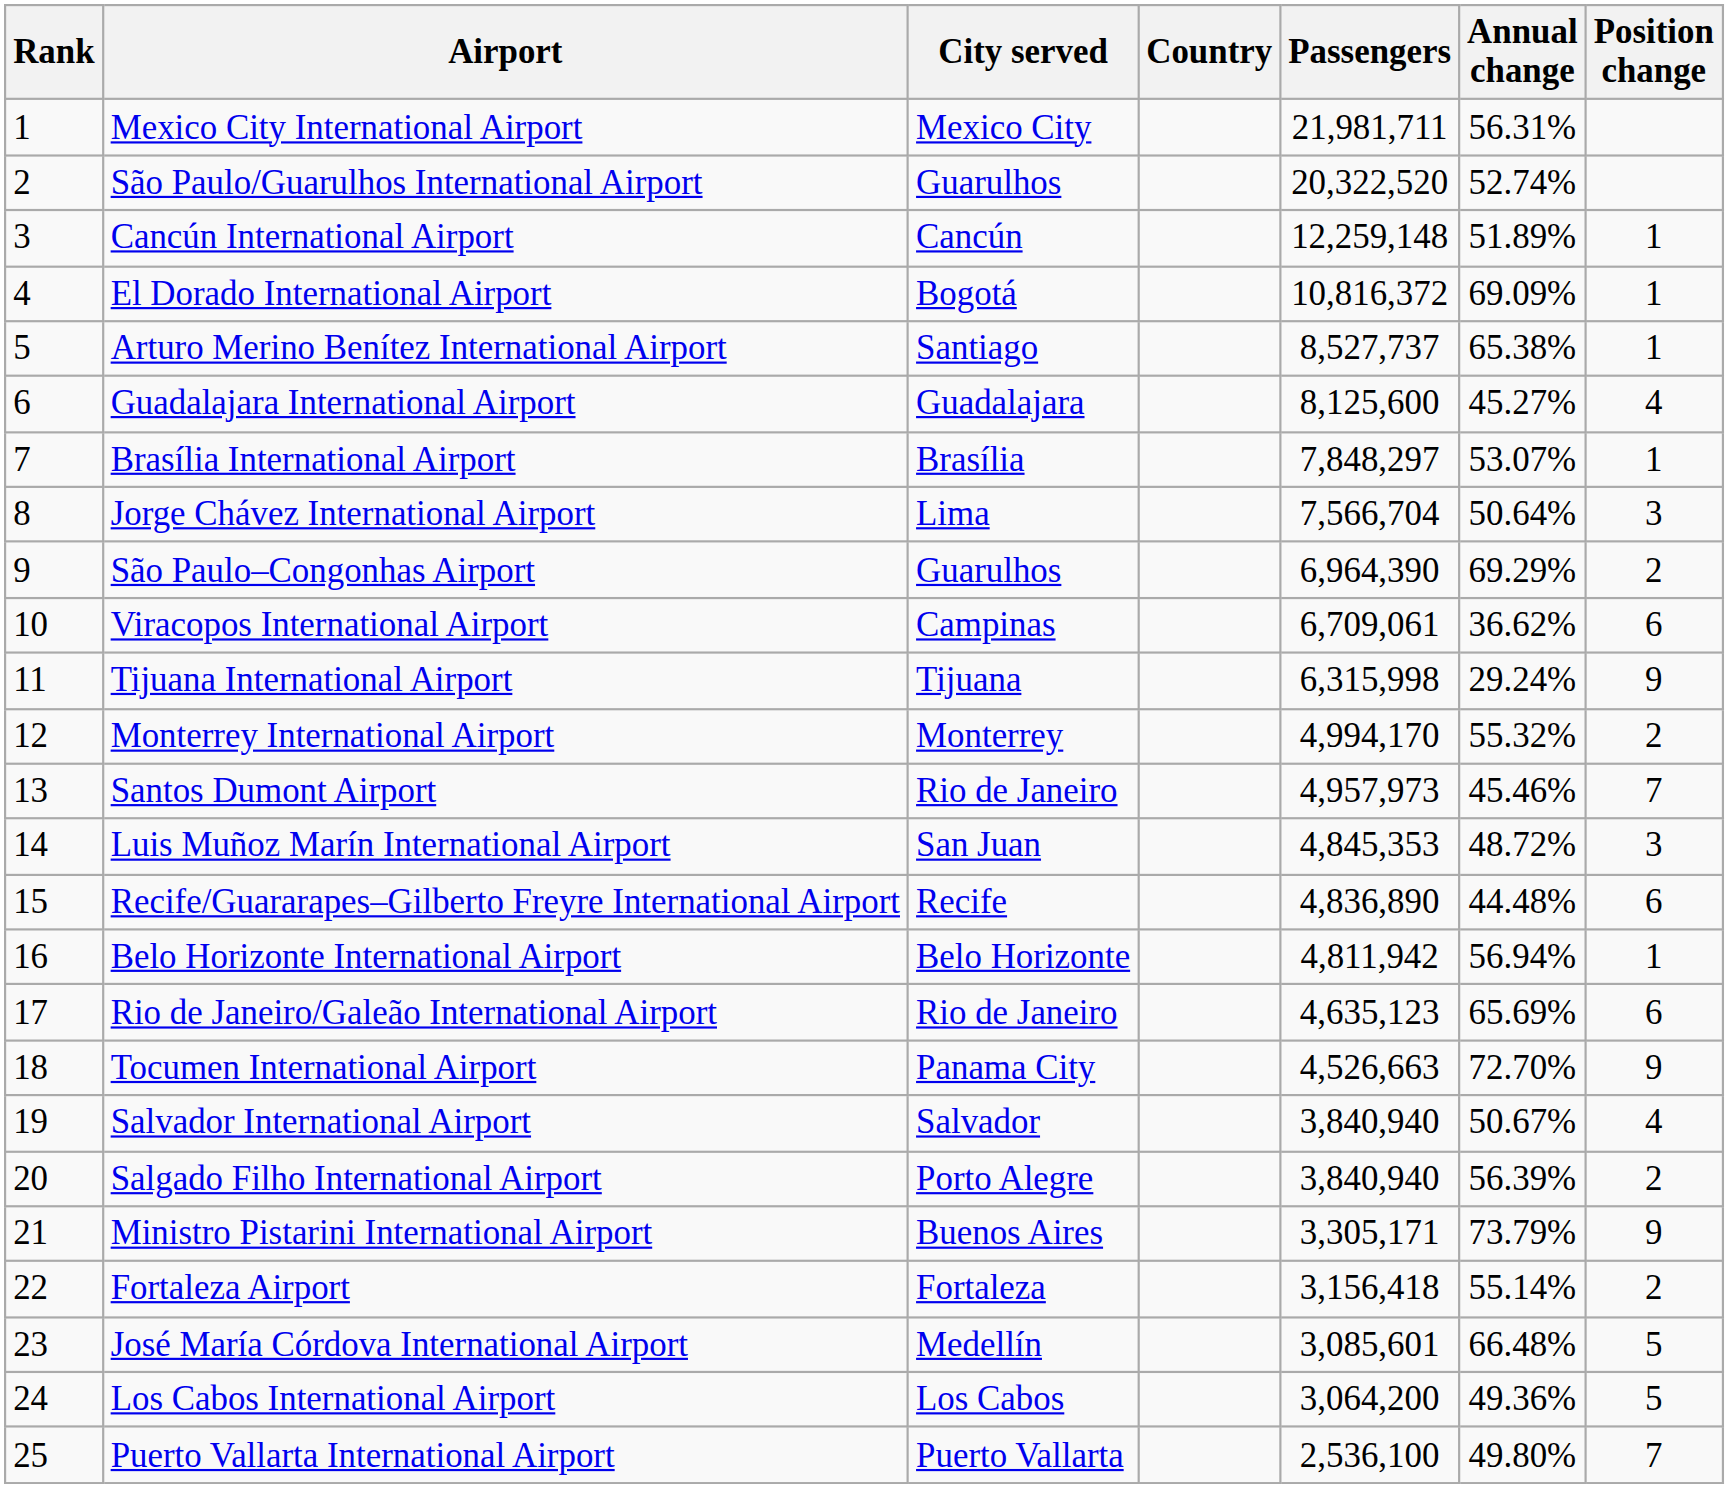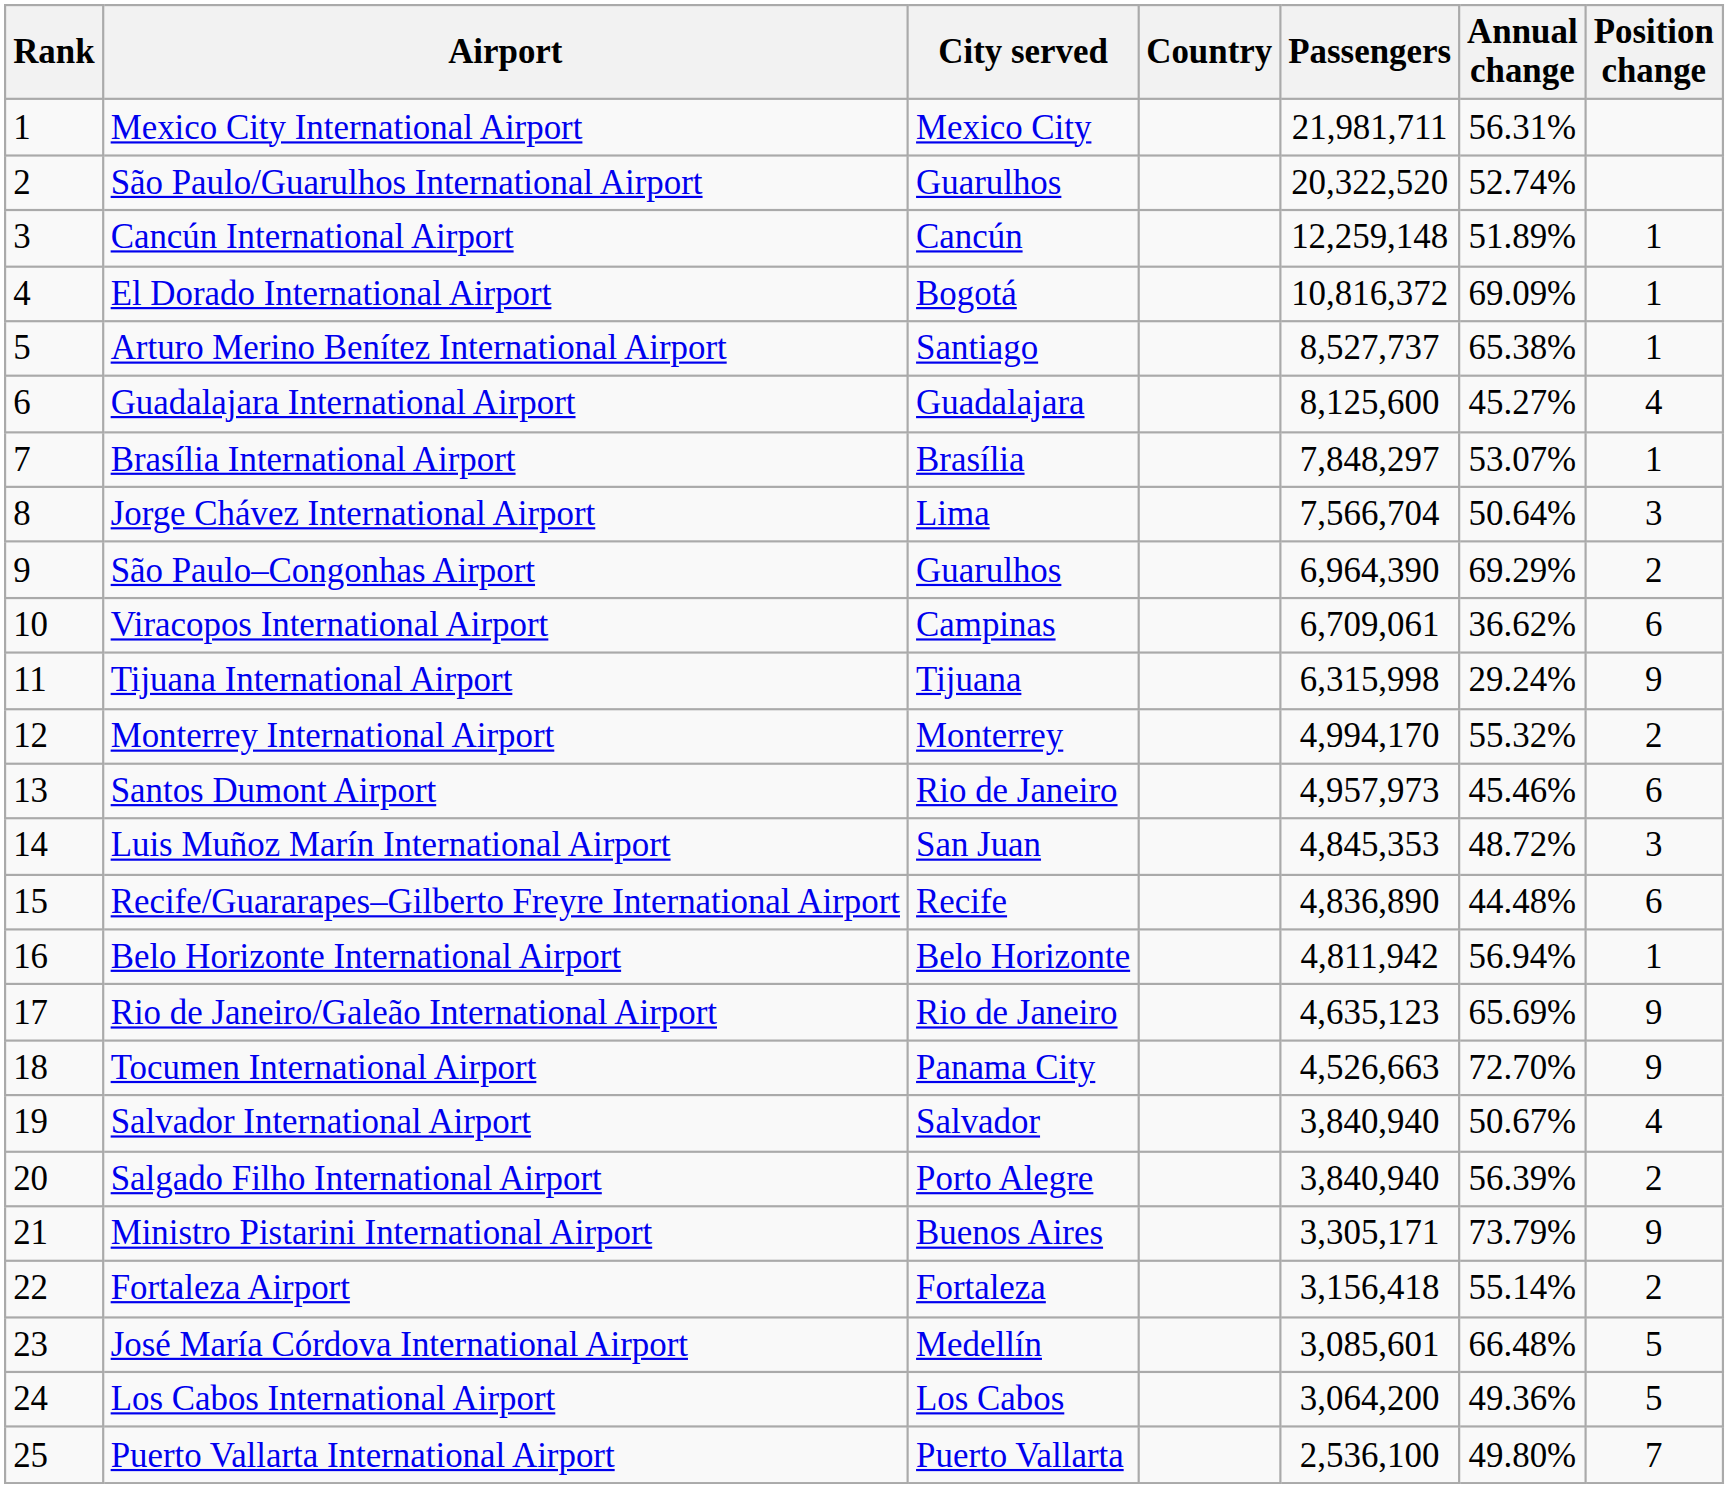(1654, 790) 7 -> (1654, 790) 6
(1654, 1011) 6 -> (1654, 1011) 9
